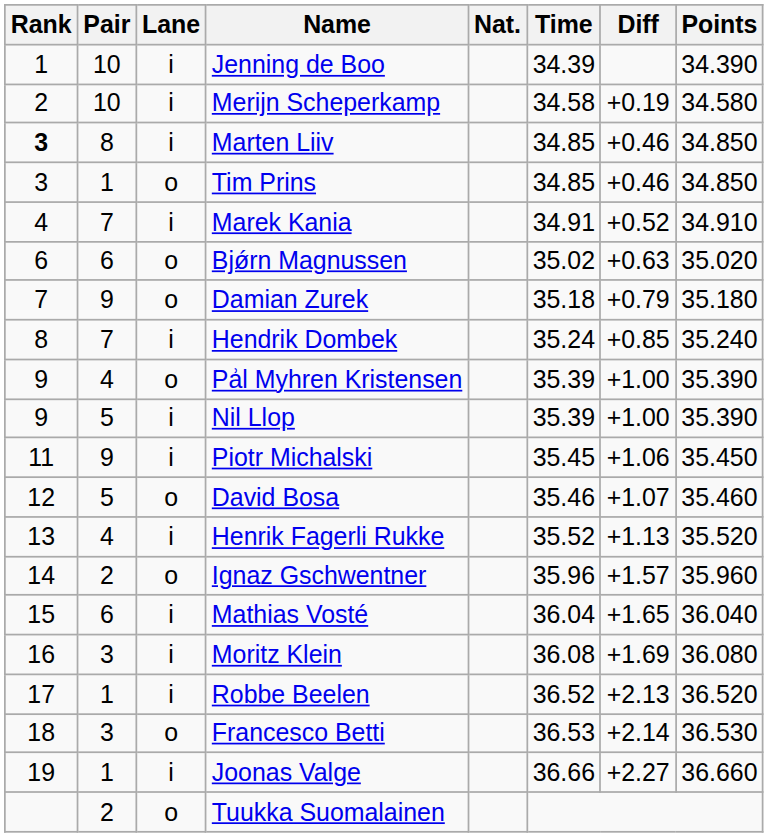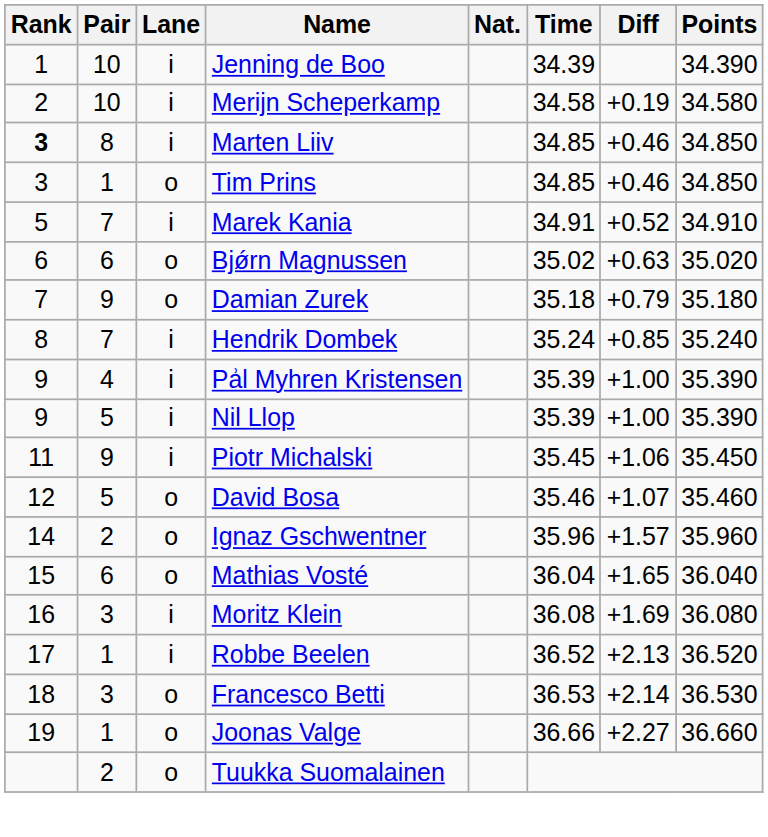(41, 222) 4 -> (41, 222) 5
(171, 379) o -> (171, 379) i
- row: (328, 537)
(171, 615) i -> (171, 576) o
(171, 773) i -> (171, 733) o
